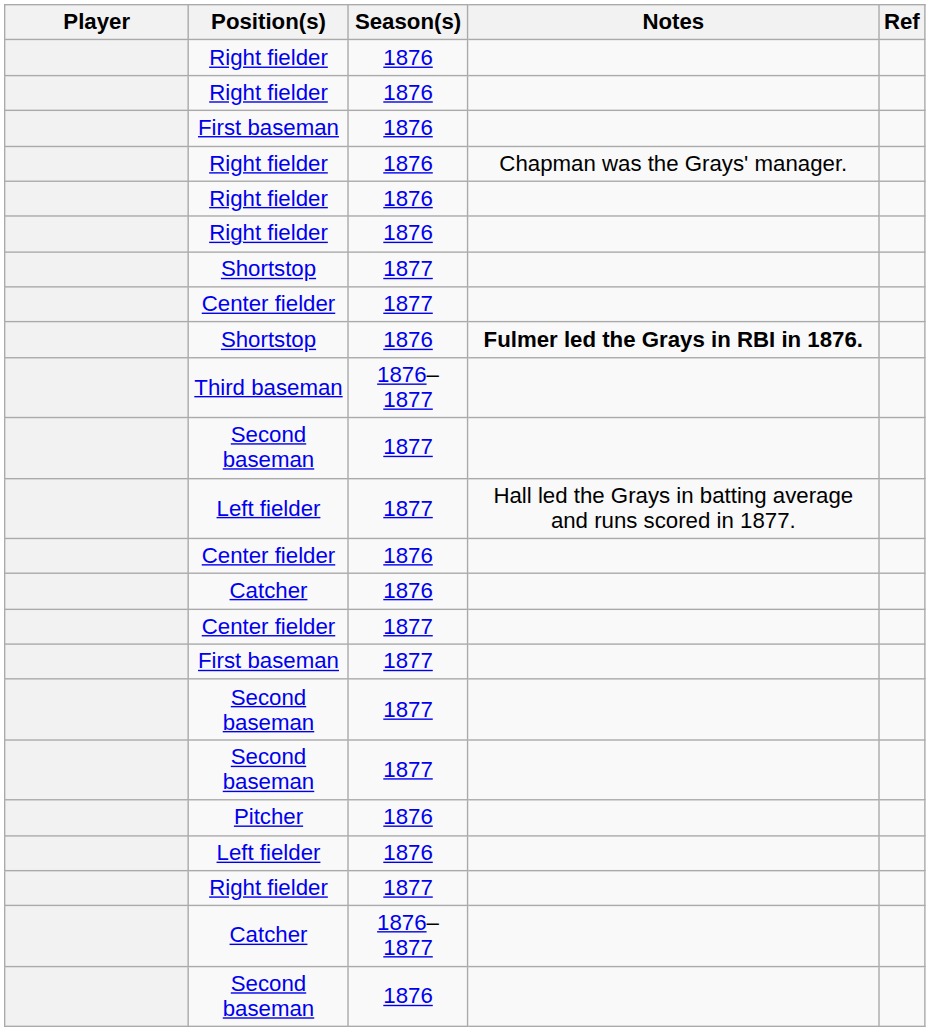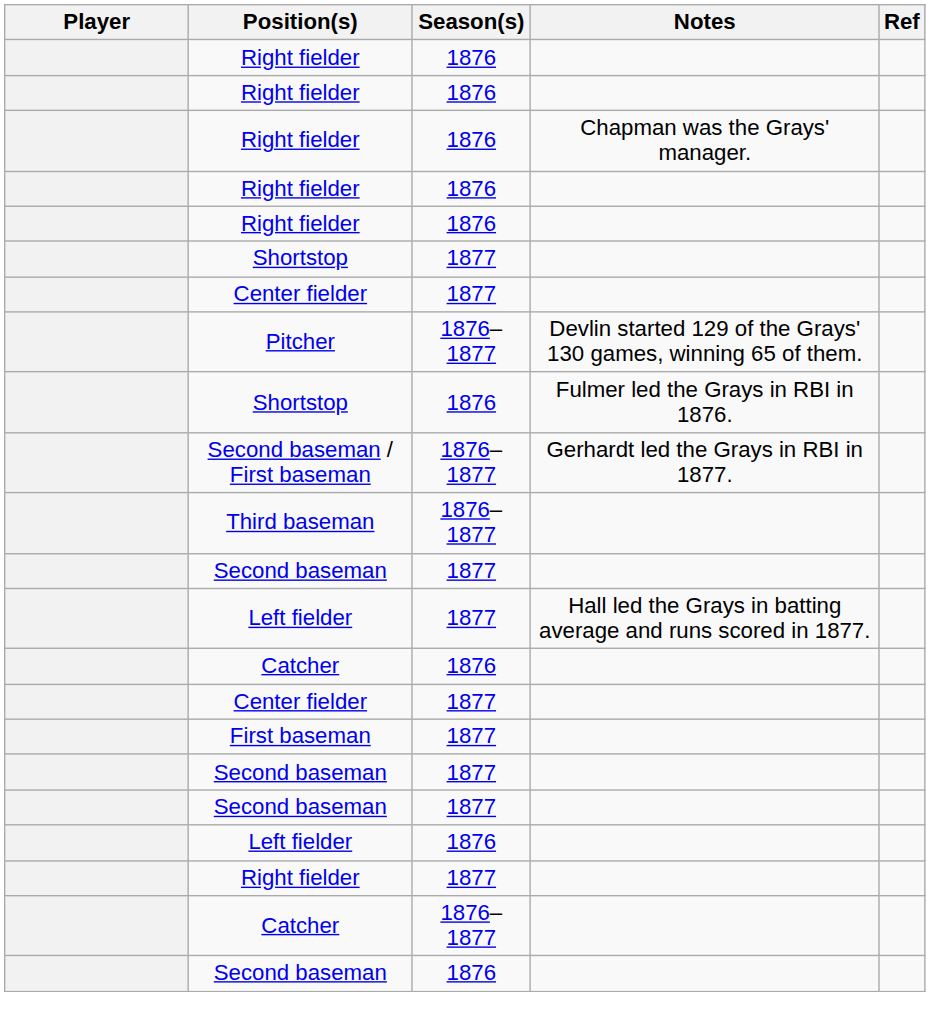- row: (268, 127)
+ row: (300, 341)
(673, 339) bold -> (705, 402) normal
+ row: (300, 462)
- row: (269, 555)
- row: (269, 817)
